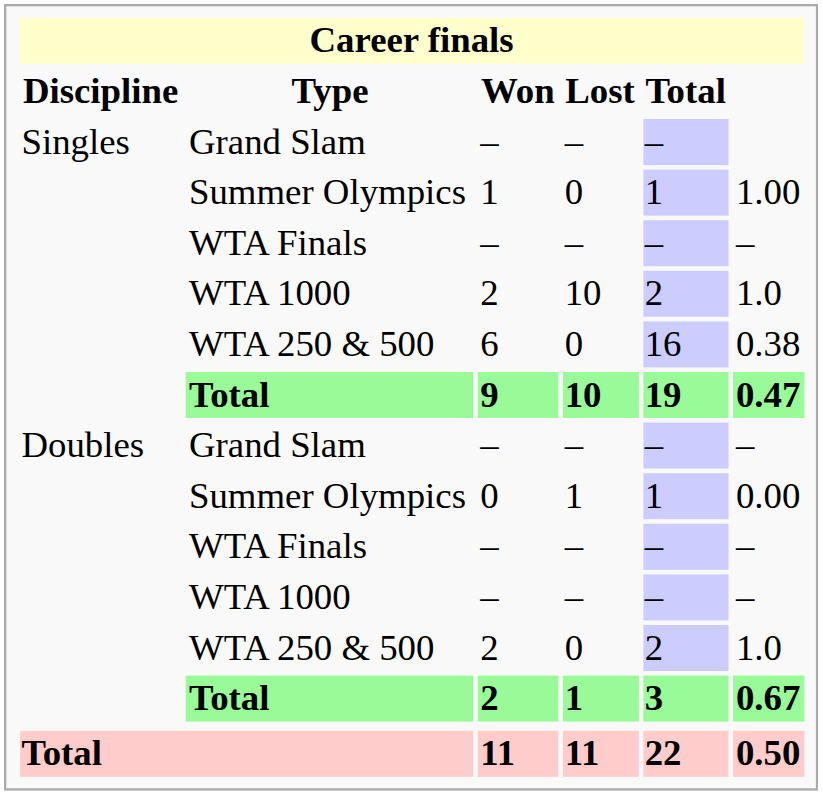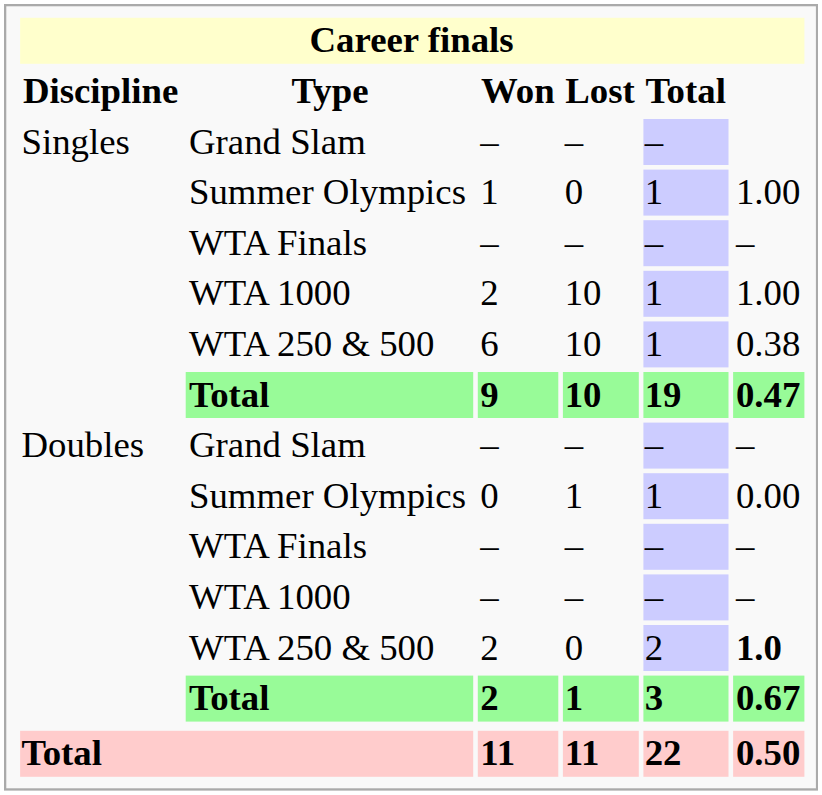(654, 293) 2 -> (654, 293) 1
(759, 293) 1.0 -> (768, 293) 1.00
(574, 344) 0 -> (583, 344) 10
(663, 344) 16 -> (654, 344) 1
(759, 647) normal -> (759, 647) bold
